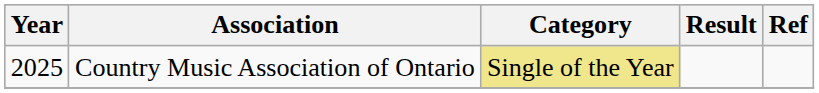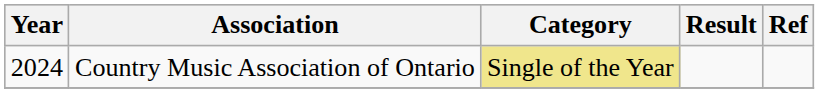(37, 66) 2025 -> (37, 66) 2024
